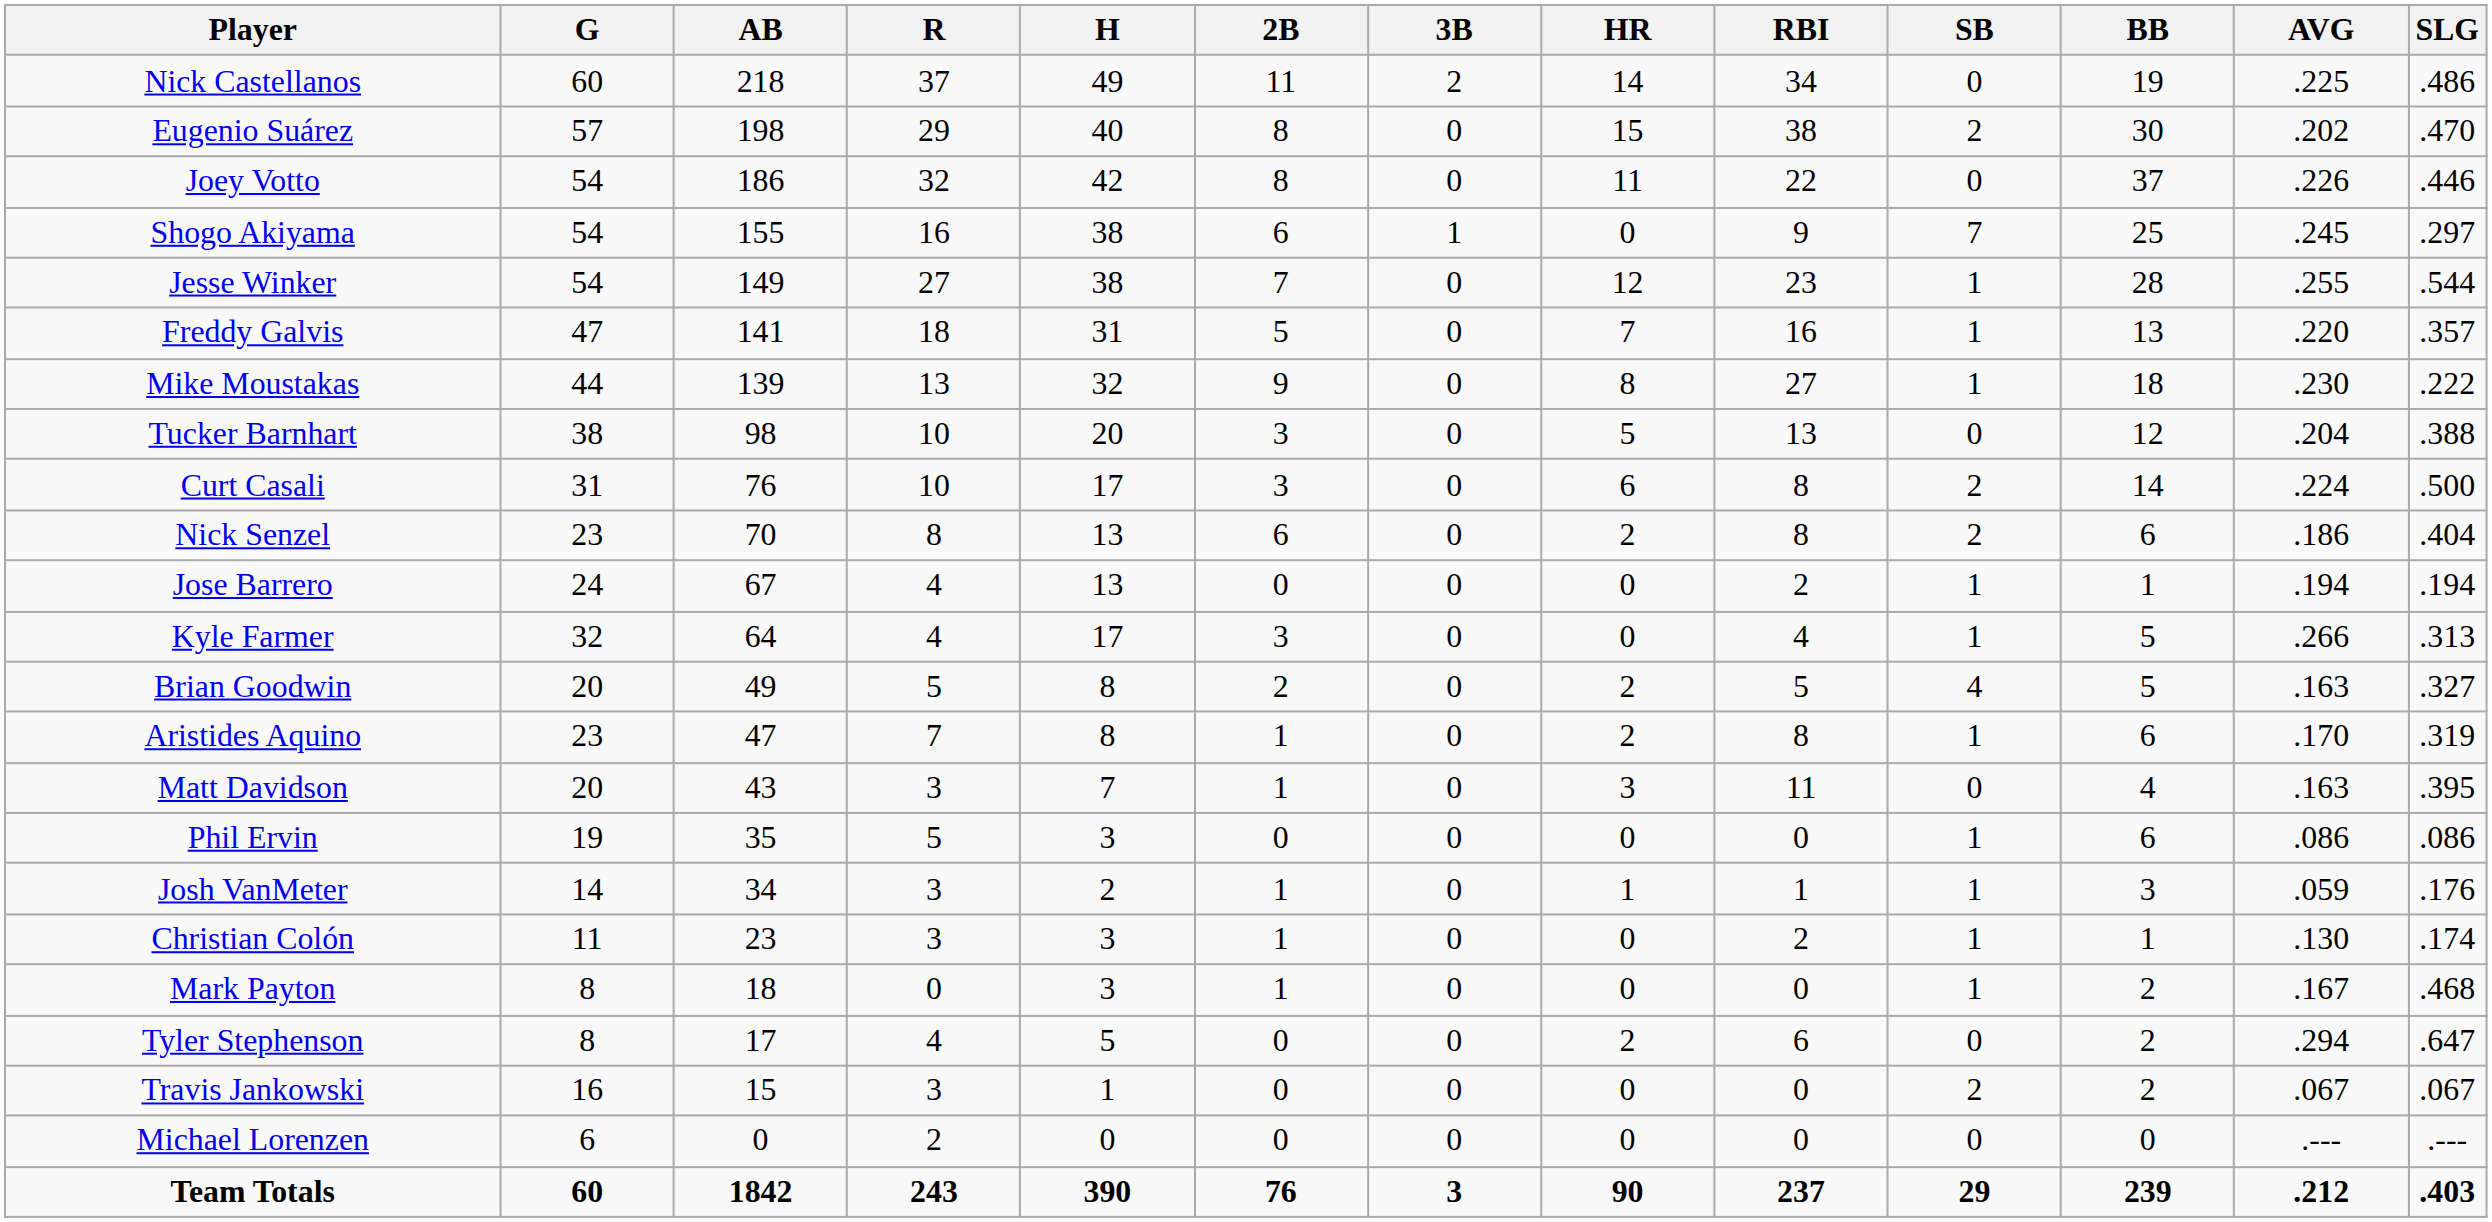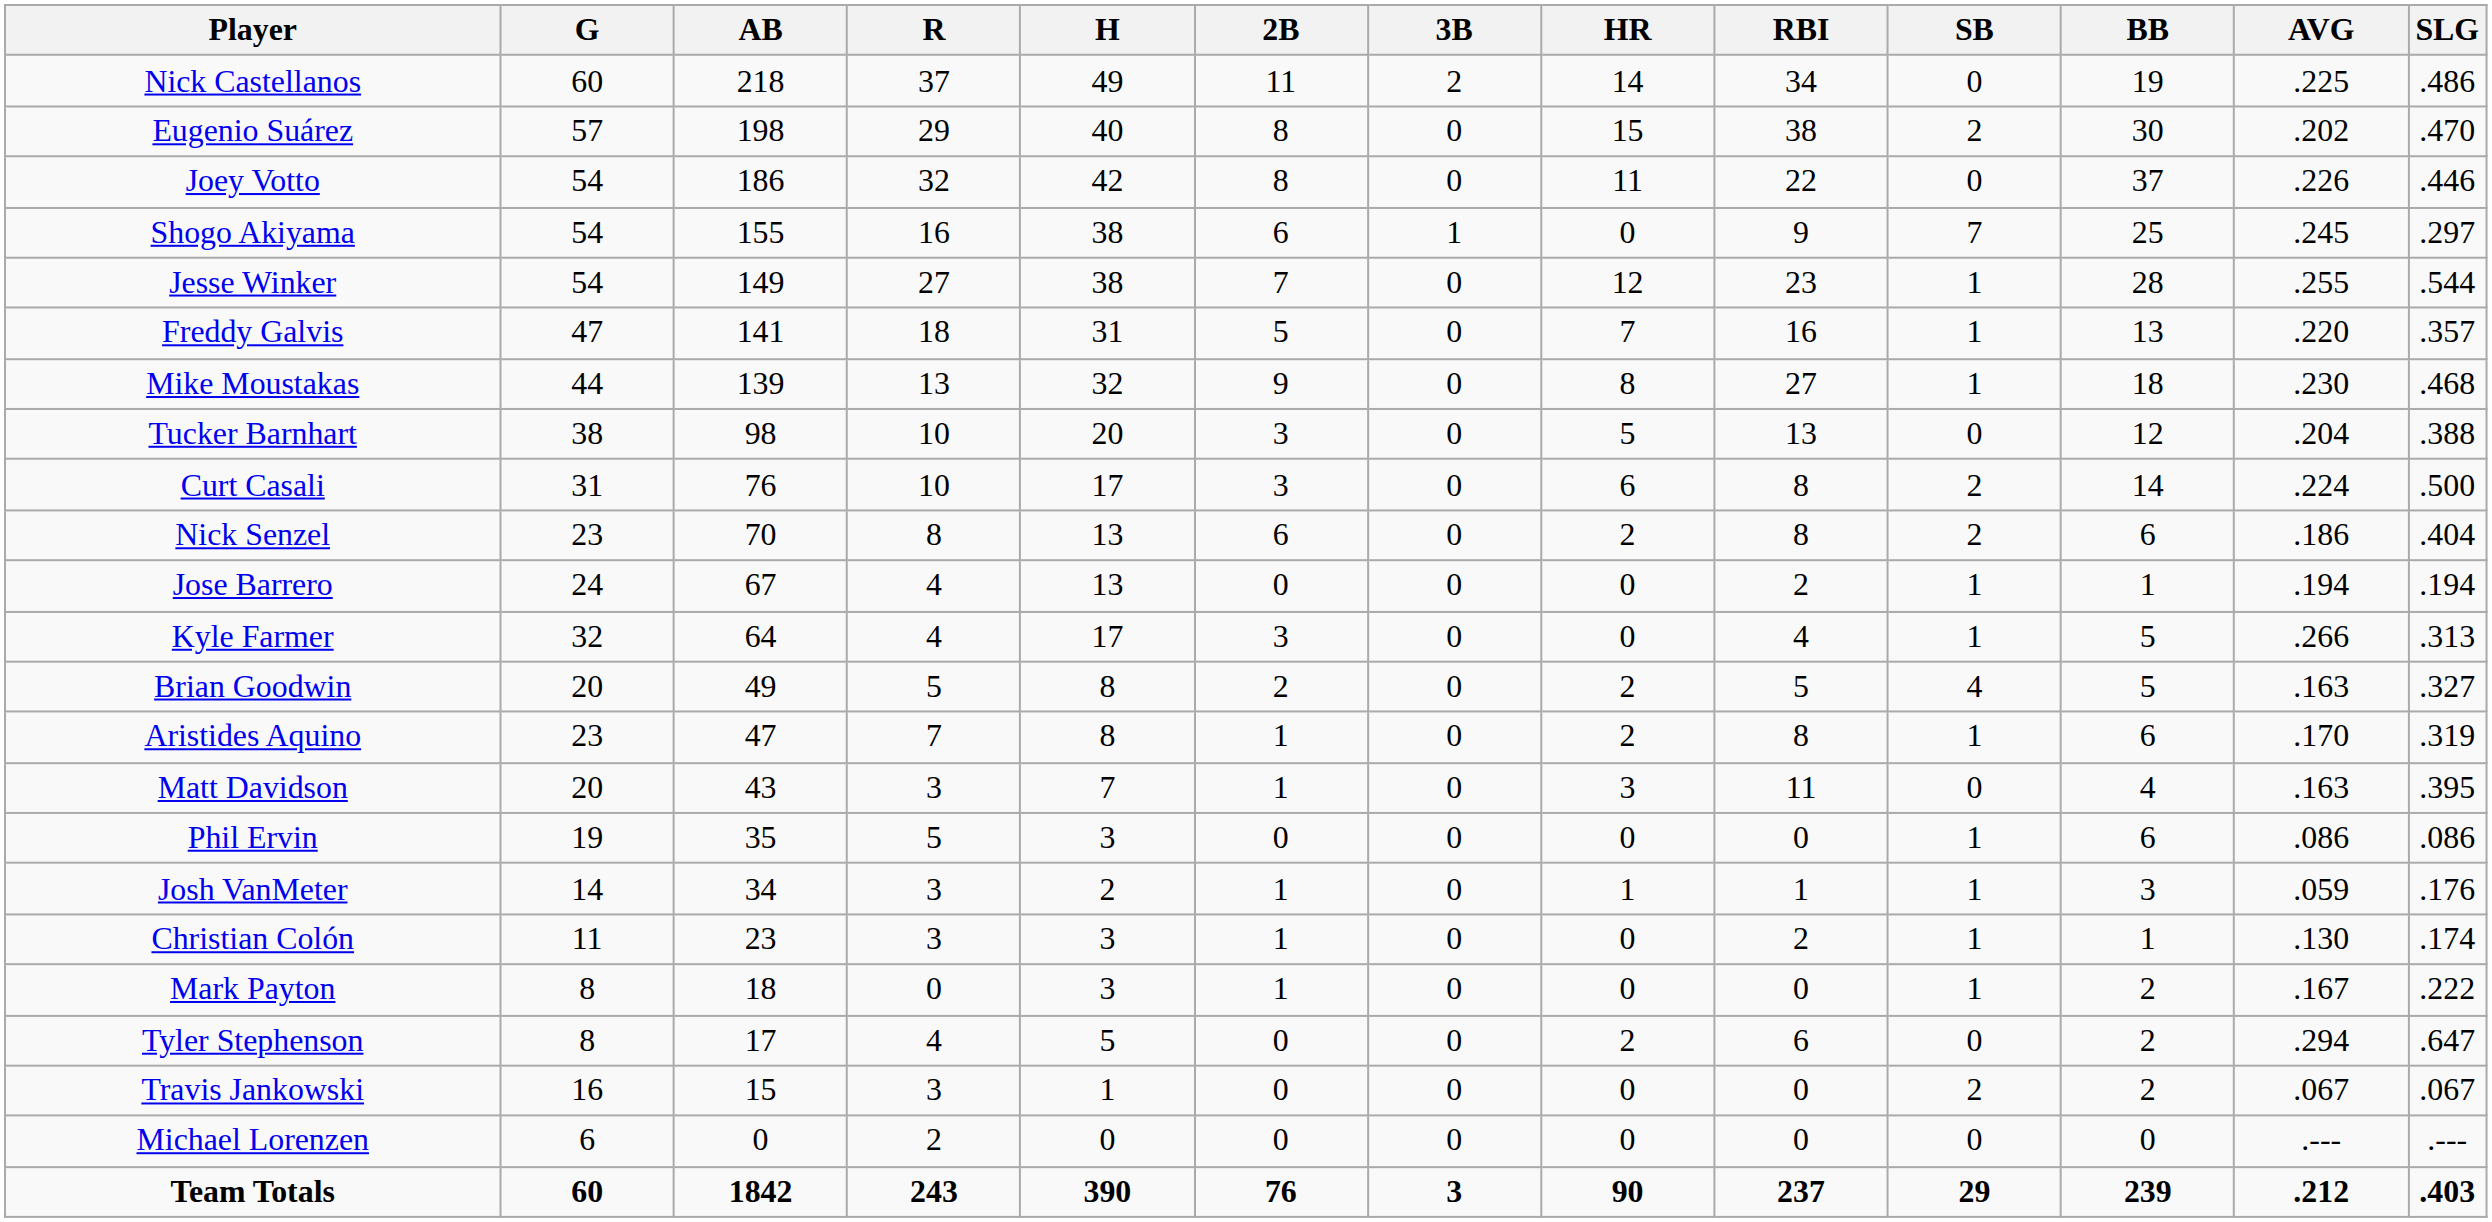(2447, 383) .222 -> (2447, 383) .468
(2447, 989) .468 -> (2447, 989) .222
